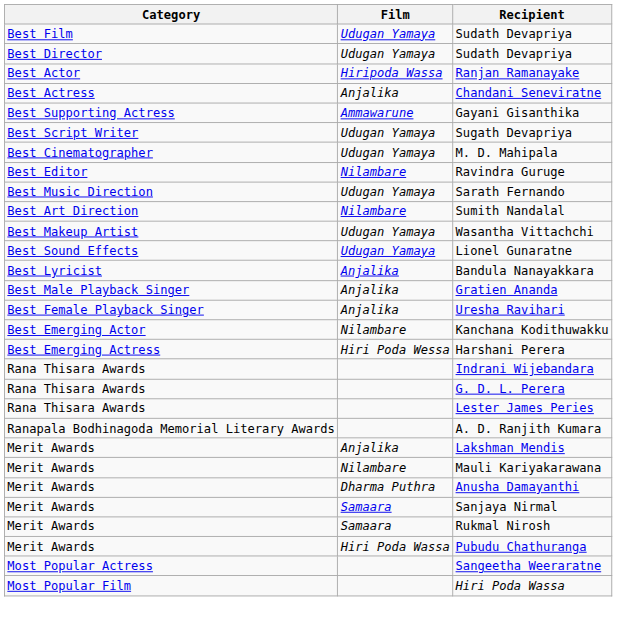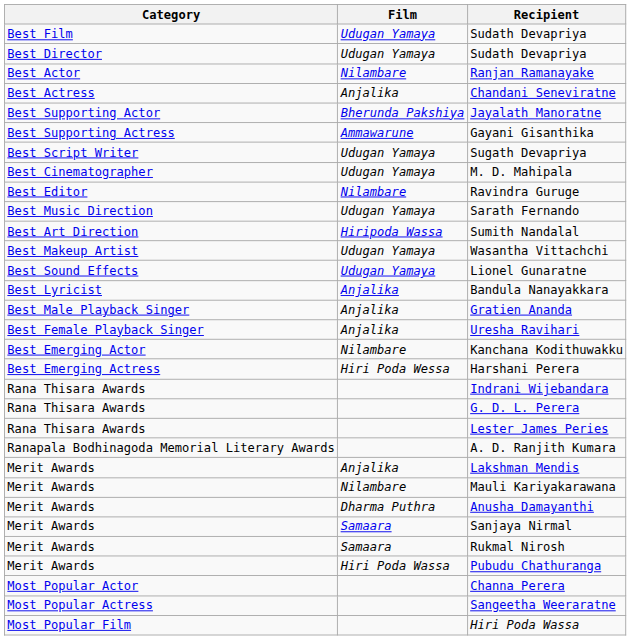(392, 73) Hiripoda Wassa -> (373, 73) Nilambare
+ row: (84, 113)
(373, 211) Nilambare -> (392, 231) Hiripoda Wassa
+ row: (73, 586)
